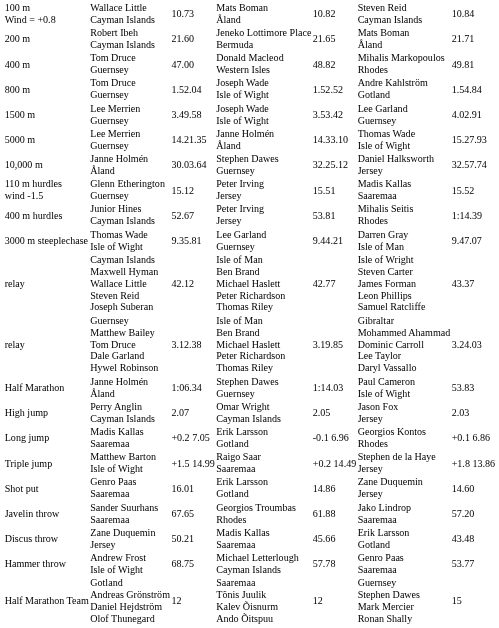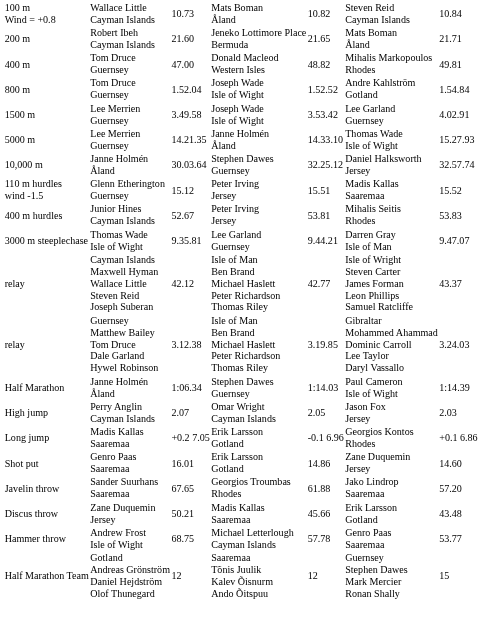(467, 215) 1:14.39 -> (451, 215) 53.83
(463, 387) 53.83 -> (454, 387) 1:14.39
- row: (28, 463)
